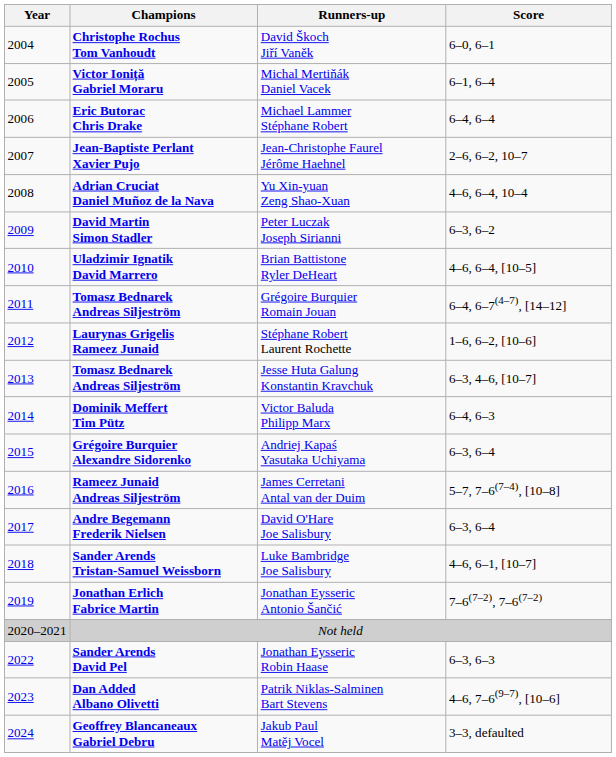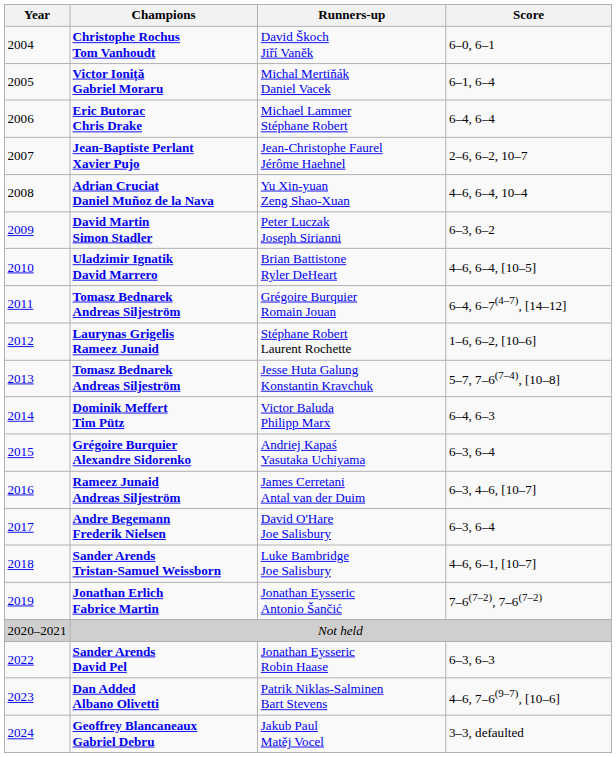(493, 378) 6–3, 4–6, [10–7] -> (504, 378) 5–7, 7–6(7–4), [10–8]
(504, 490) 5–7, 7–6(7–4), [10–8] -> (493, 490) 6–3, 4–6, [10–7]
